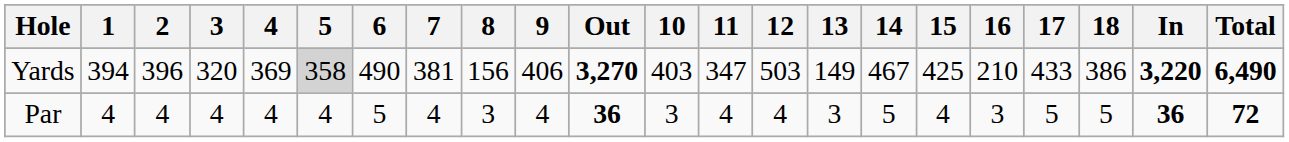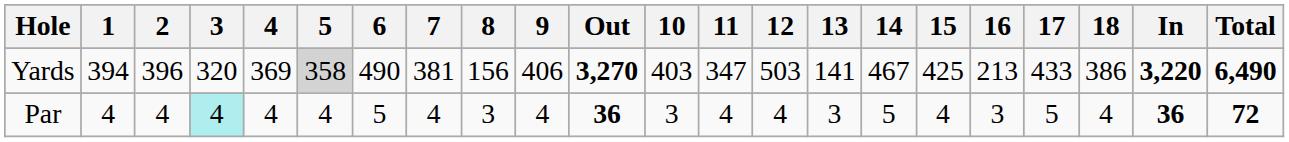(834, 70) 149 -> (834, 70) 141
(997, 70) 210 -> (997, 70) 213
(217, 114) no background -> (217, 114) paleturquoise background
(1106, 114) 5 -> (1106, 114) 4
